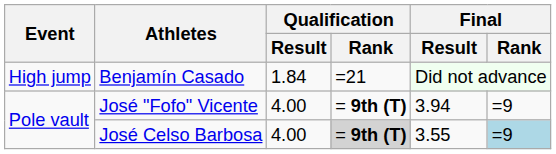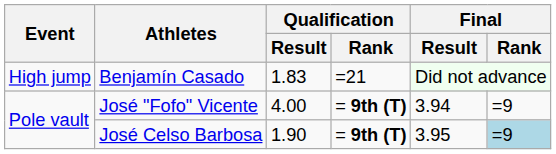(289, 77) 1.84 -> (289, 77) 1.83
(289, 135) 4.00 -> (289, 135) 1.90
(371, 135) lightgrey background -> (371, 135) no background
(433, 135) 3.55 -> (433, 135) 3.95
